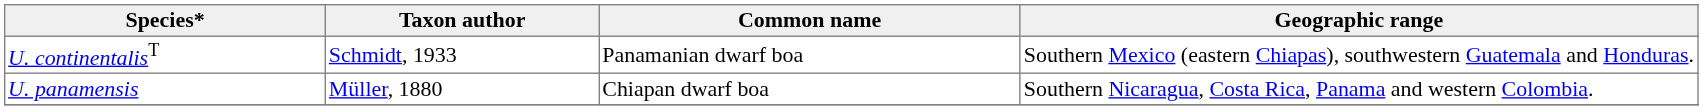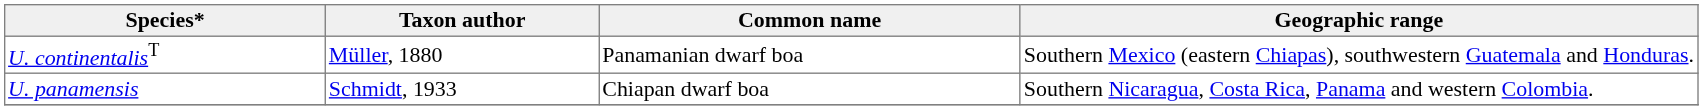(393, 54) Schmidt, 1933 -> (386, 54) Müller, 1880
(386, 89) Müller, 1880 -> (393, 89) Schmidt, 1933
